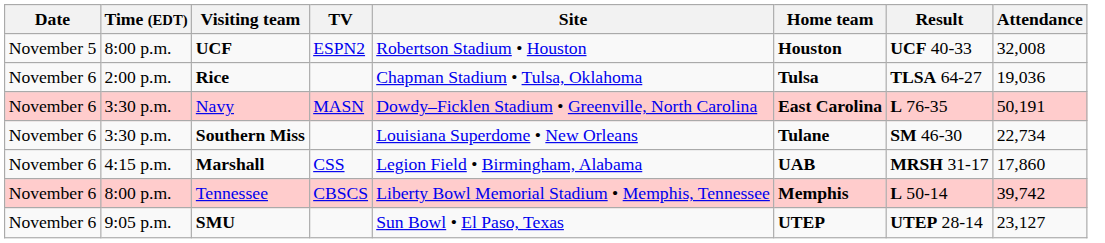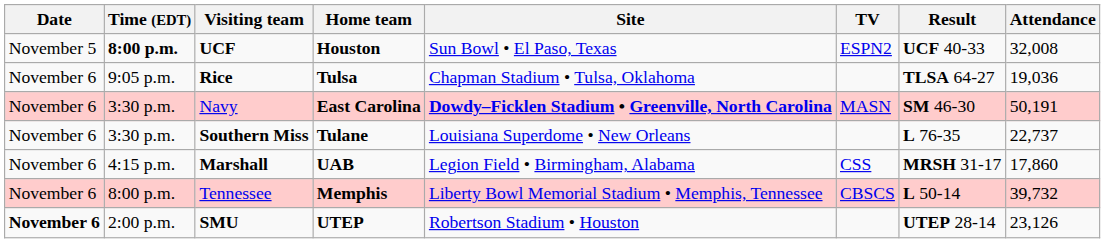columns swapped: (830, 19) <-> (341, 19)
(138, 48) normal -> (143, 48) bold
(481, 48) Robertson Stadium • Houston -> (523, 48) Sun Bowl • El Paso, Texas
(138, 77) 2:00 p.m. -> (142, 77) 9:05 p.m.
(567, 106) normal -> (630, 106) bold
(919, 106) L 76-35 -> (939, 106) SM 46-30
(926, 135) SM 46-30 -> (932, 135) L 76-35
(1021, 135) 22,734 -> (1034, 135) 22,737
(1021, 193) 39,742 -> (1034, 193) 39,732
(52, 222) normal -> (54, 222) bold
(138, 222) 9:05 p.m. -> (142, 222) 2:00 p.m.
(470, 222) Sun Bowl • El Paso, Texas -> (534, 222) Robertson Stadium • Houston
(1021, 222) 23,127 -> (1034, 222) 23,126
